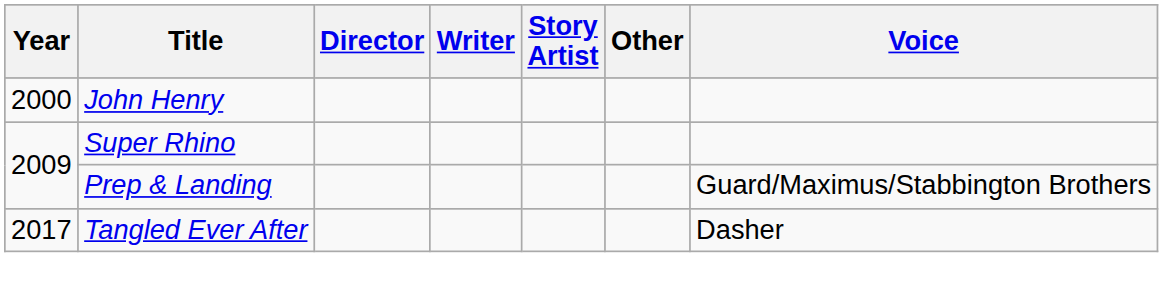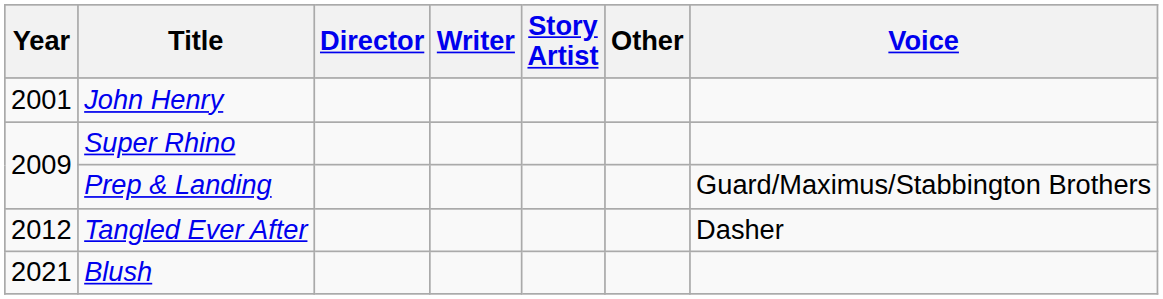(41, 99) 2000 -> (41, 99) 2001
(41, 229) 2017 -> (41, 229) 2012
+ row: (118, 272)
